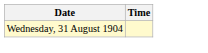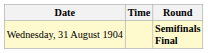+ column: (178, 12)
